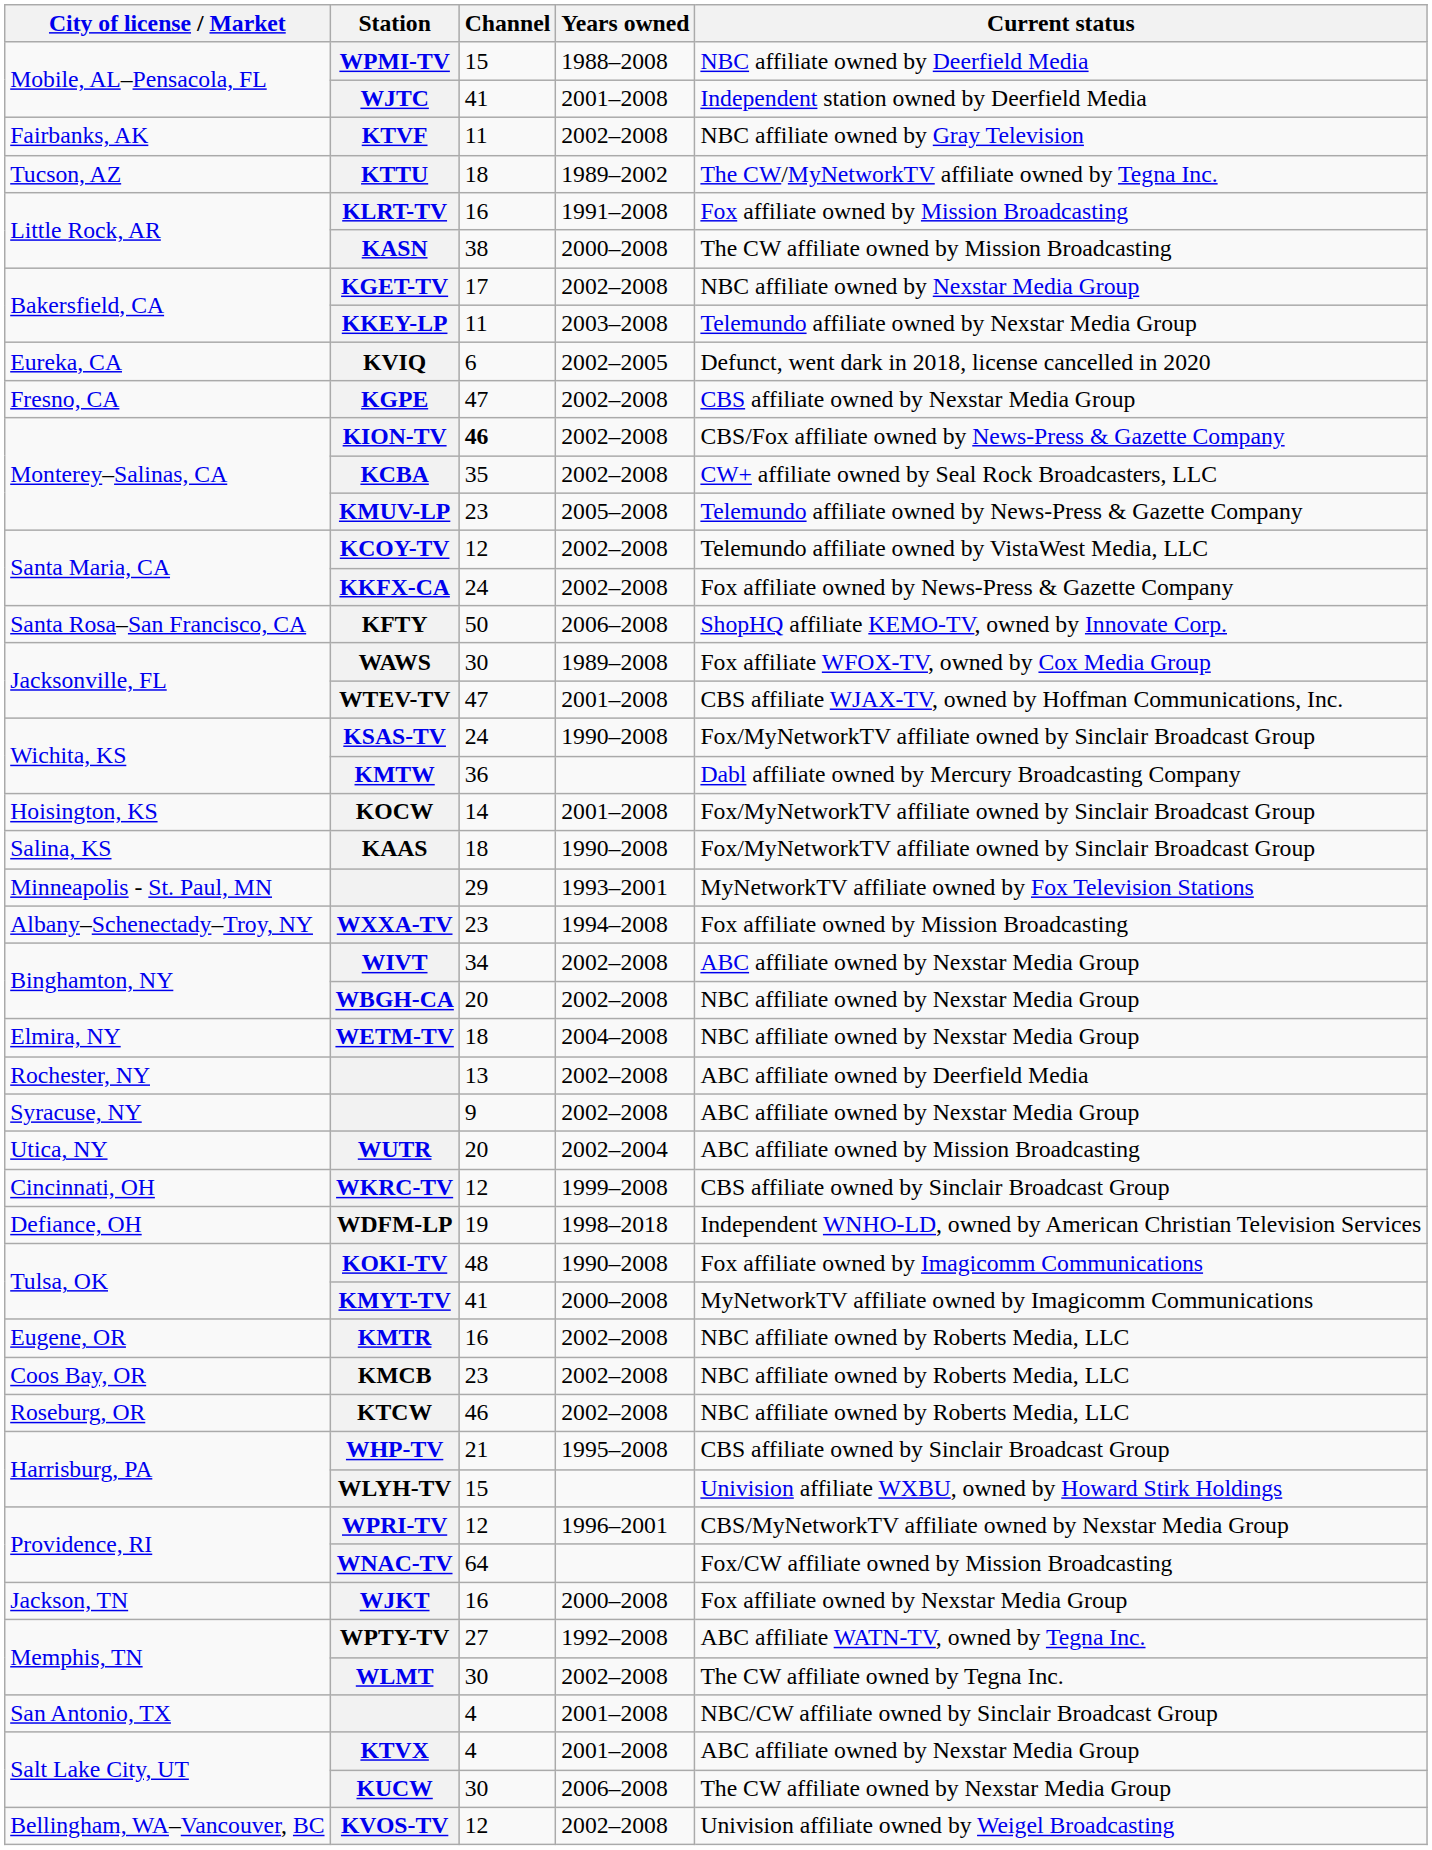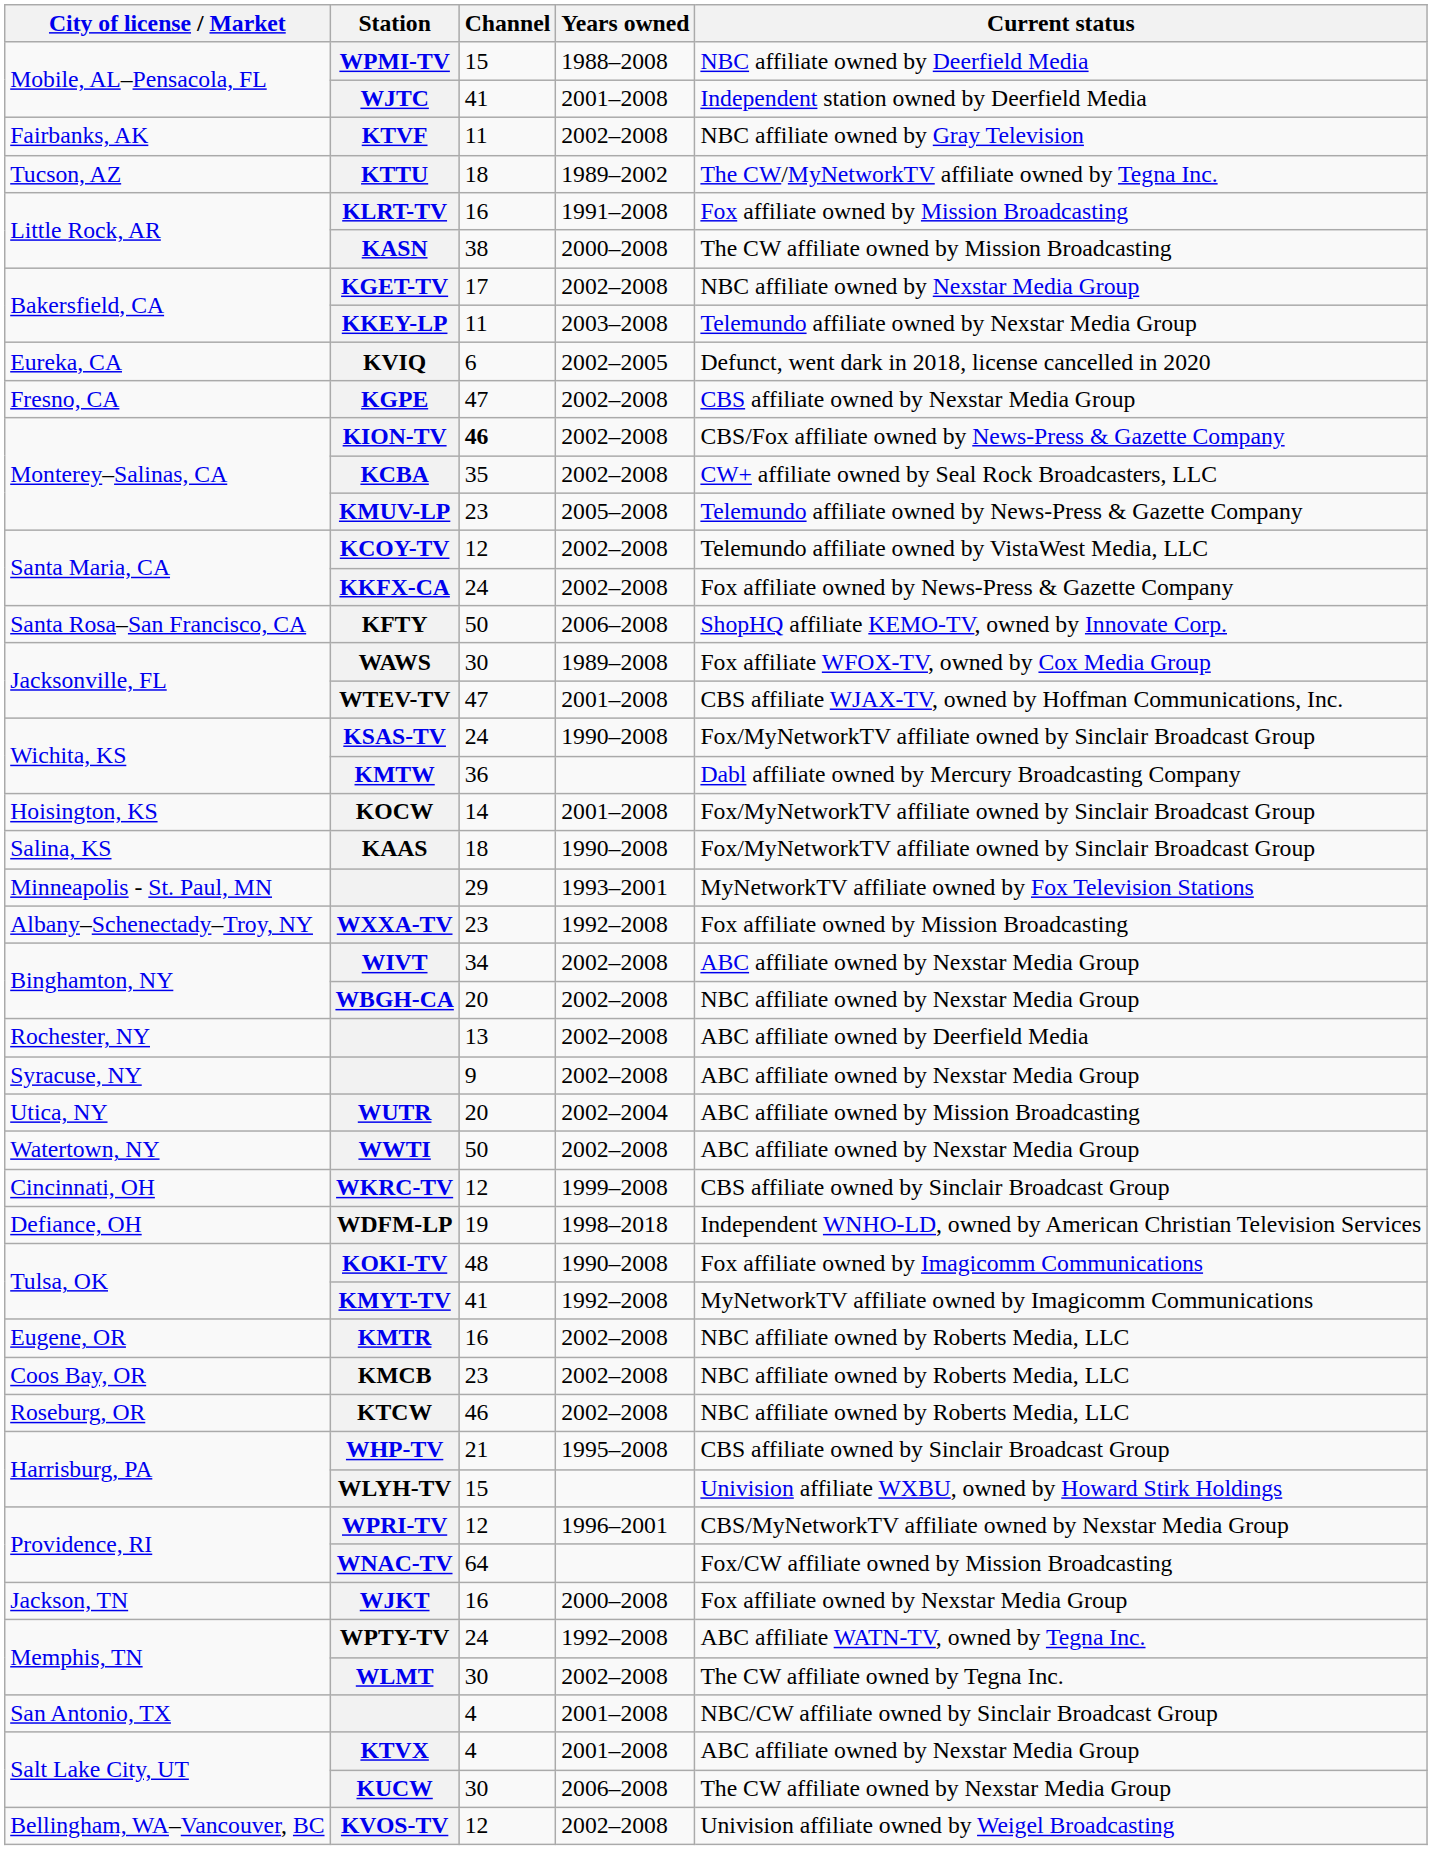(614, 924) 1994–2008 -> (614, 924) 1992–2008
- row: (65, 1037)
+ row: (85, 1149)
(614, 1300) 2000–2008 -> (614, 1300) 1992–2008
(477, 1638) 27 -> (477, 1638) 24
